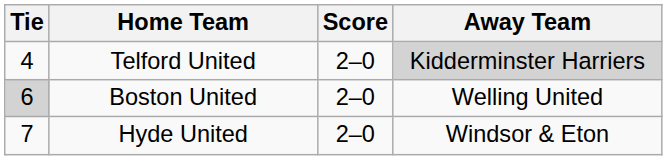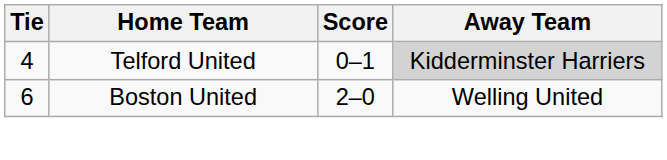(355, 60) 2–0 -> (355, 60) 0–1
(27, 97) lightgrey background -> (27, 97) no background
- row: (183, 135)
